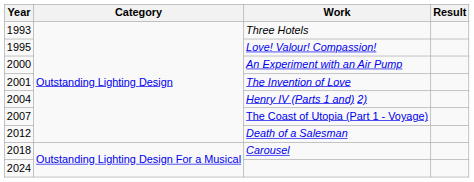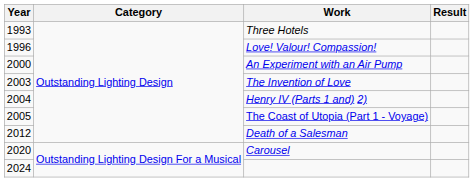(19, 47) 1995 -> (19, 47) 1996
(19, 82) 2001 -> (19, 82) 2003
(19, 116) 2007 -> (19, 116) 2005
(19, 151) 2018 -> (19, 151) 2020
